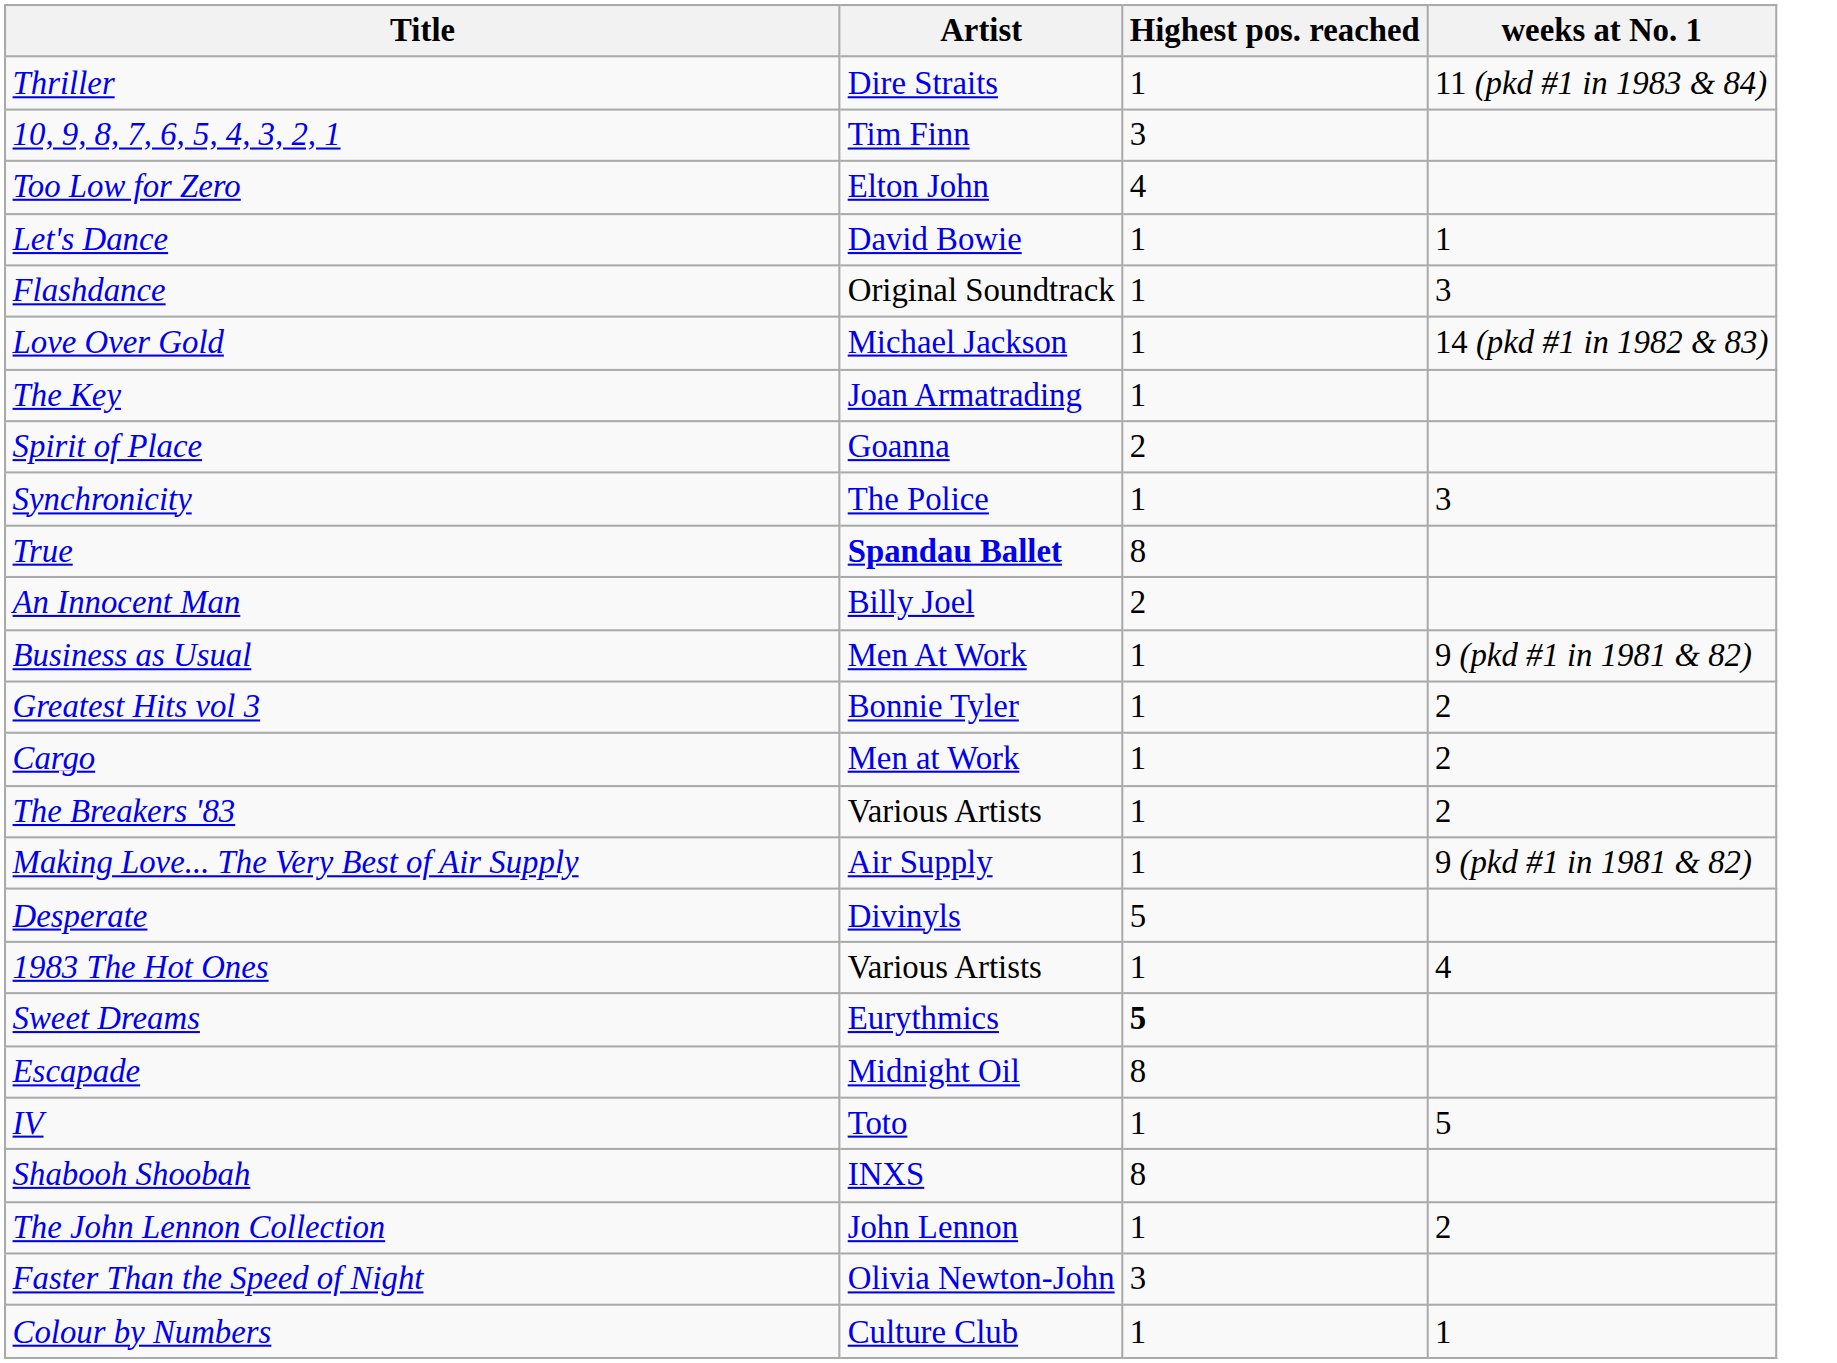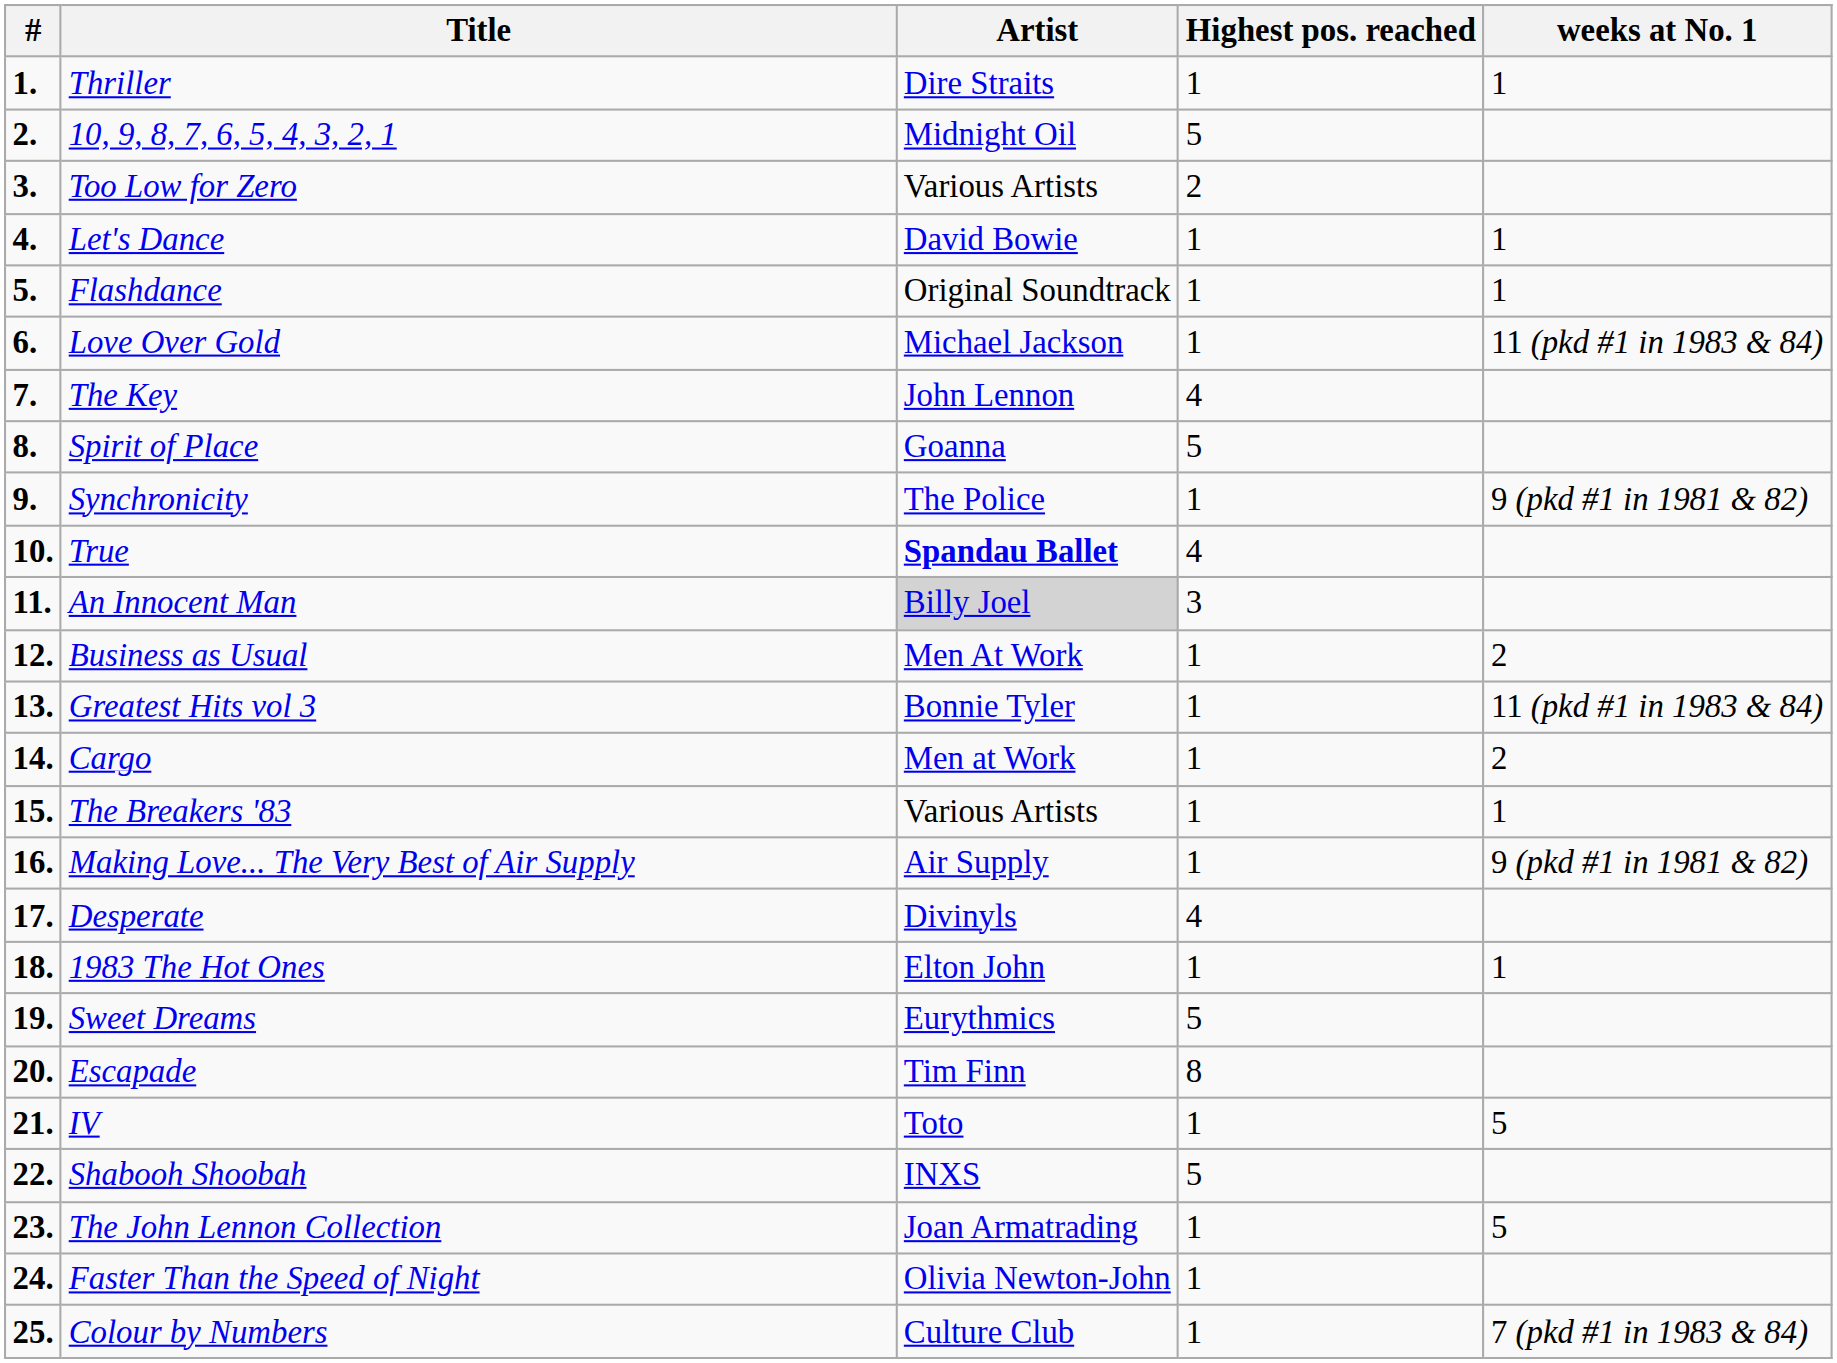+ column: (33, 30)
(1601, 82) 11 (pkd #1 in 1983 & 84) -> (1499, 82) 1
(909, 134) Tim Finn -> (990, 134) Midnight Oil
(1138, 134) 3 -> (1194, 134) 5
(918, 186) Elton John -> (1001, 186) Various Artists
(1138, 186) 4 -> (1194, 186) 2
(1443, 290) 3 -> (1499, 290) 1
(1602, 342) 14 (pkd #1 in 1982 & 83) -> (1657, 342) 11 (pkd #1 in 1983 & 84)
(965, 394) Joan Armatrading -> (989, 394) John Lennon
(1138, 394) 1 -> (1194, 394) 4
(1138, 446) 2 -> (1194, 446) 5
(1443, 498) 3 -> (1650, 498) 9 (pkd #1 in 1981 & 82)
(1138, 550) 8 -> (1194, 550) 4
(911, 602) no background -> (967, 602) lightgrey background
(1138, 602) 2 -> (1194, 602) 3
(1593, 654) 9 (pkd #1 in 1981 & 82) -> (1499, 654) 2
(1443, 706) 2 -> (1657, 706) 11 (pkd #1 in 1983 & 84)
(1443, 810) 2 -> (1499, 810) 1
(1138, 914) 5 -> (1194, 914) 4
(945, 966) Various Artists -> (974, 966) Elton John
(1443, 966) 4 -> (1499, 966) 1
(1138, 1018) bold -> (1194, 1018) normal
(934, 1070) Midnight Oil -> (965, 1070) Tim Finn
(1138, 1174) 8 -> (1194, 1174) 5
(933, 1226) John Lennon -> (1021, 1226) Joan Armatrading
(1443, 1226) 2 -> (1499, 1226) 5
(1138, 1278) 3 -> (1194, 1278) 1
(1443, 1330) 1 -> (1650, 1330) 7 (pkd #1 in 1983 & 84)
